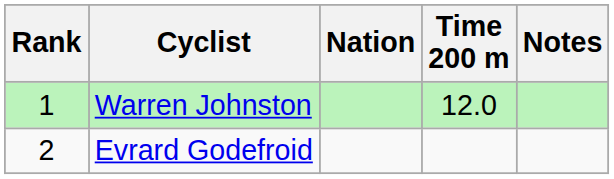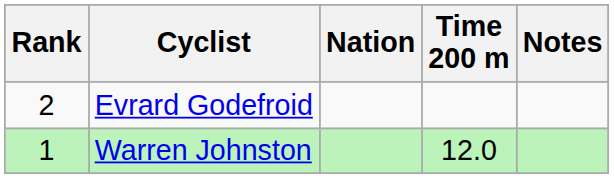rows swapped: (203, 104) <-> (204, 150)
